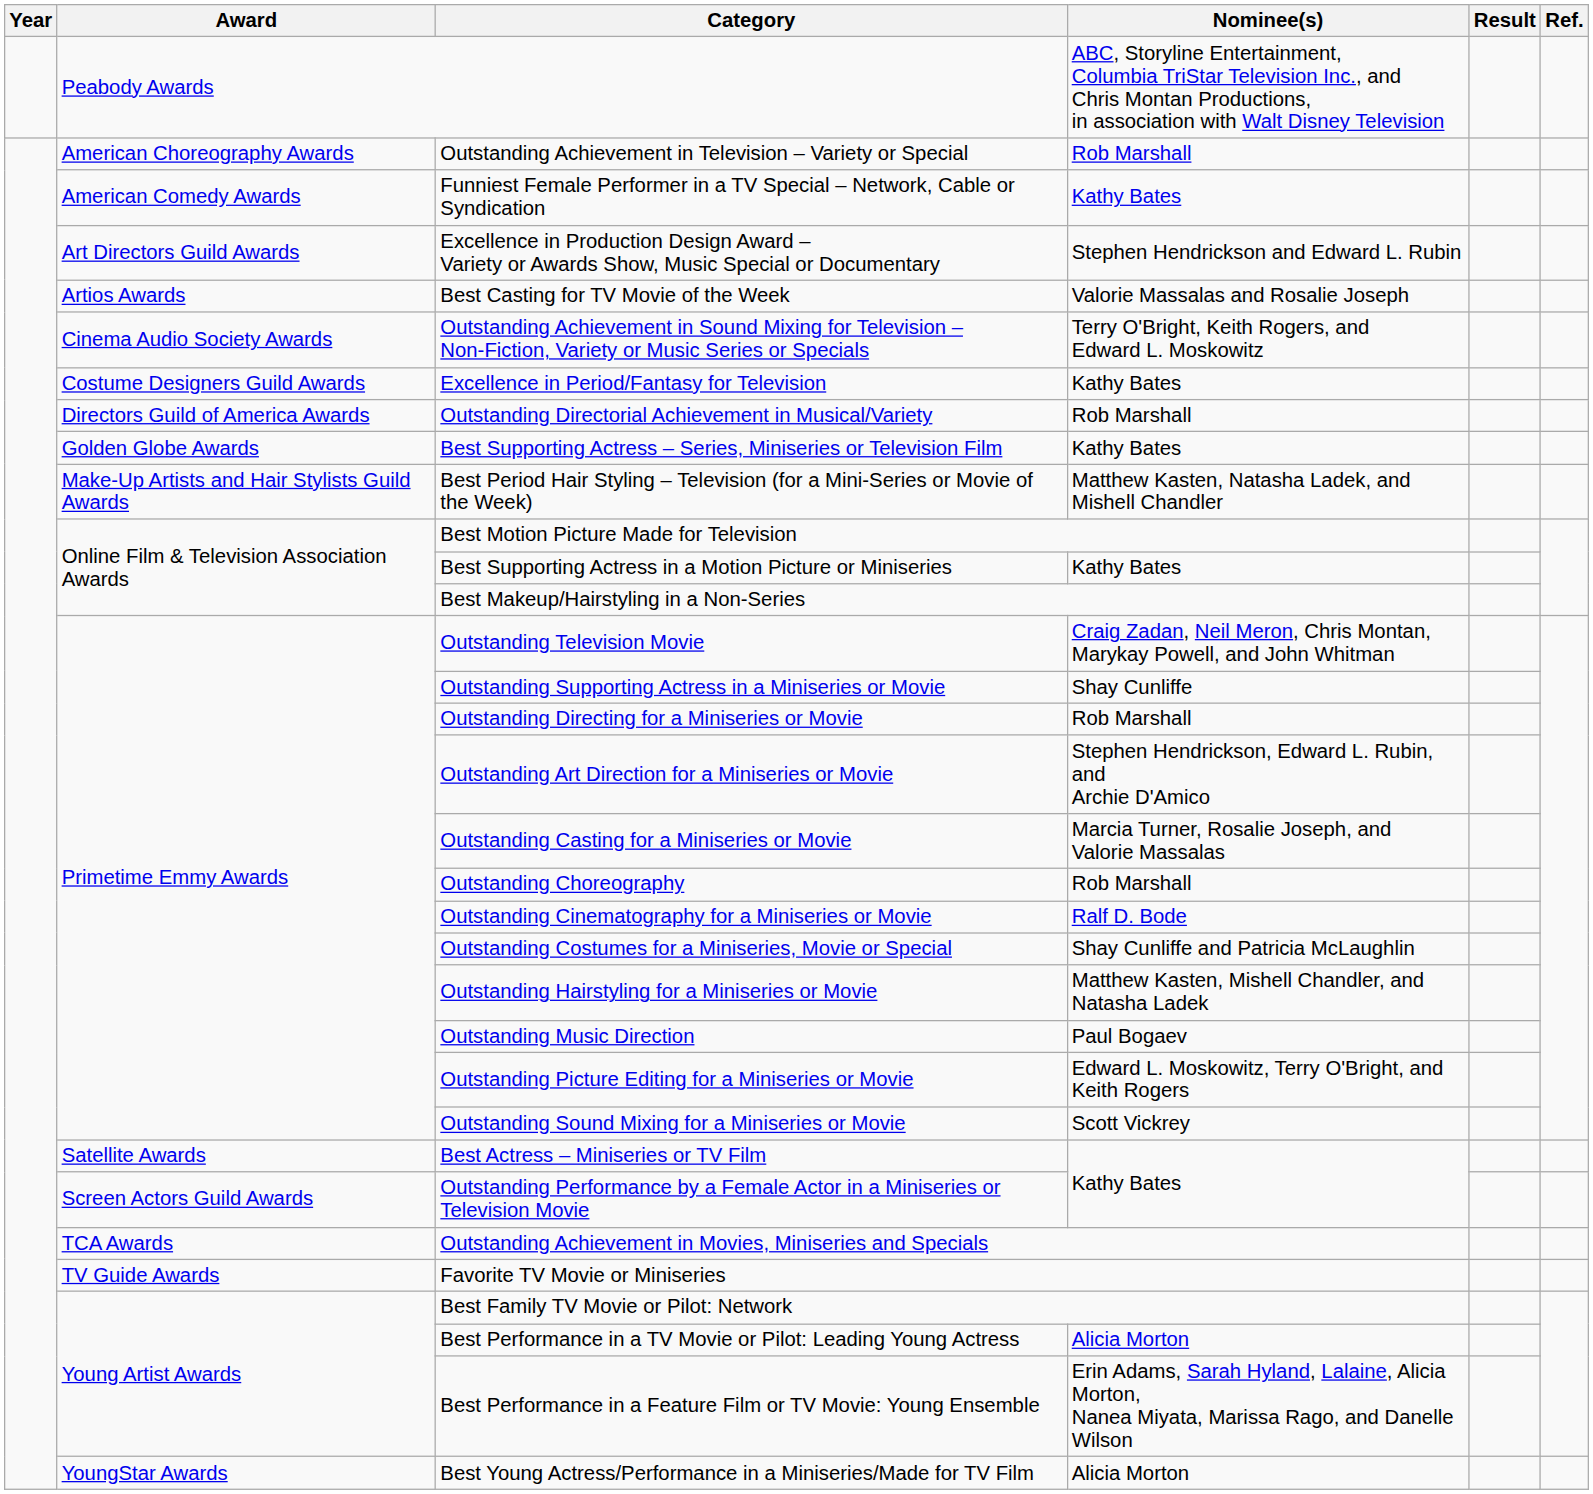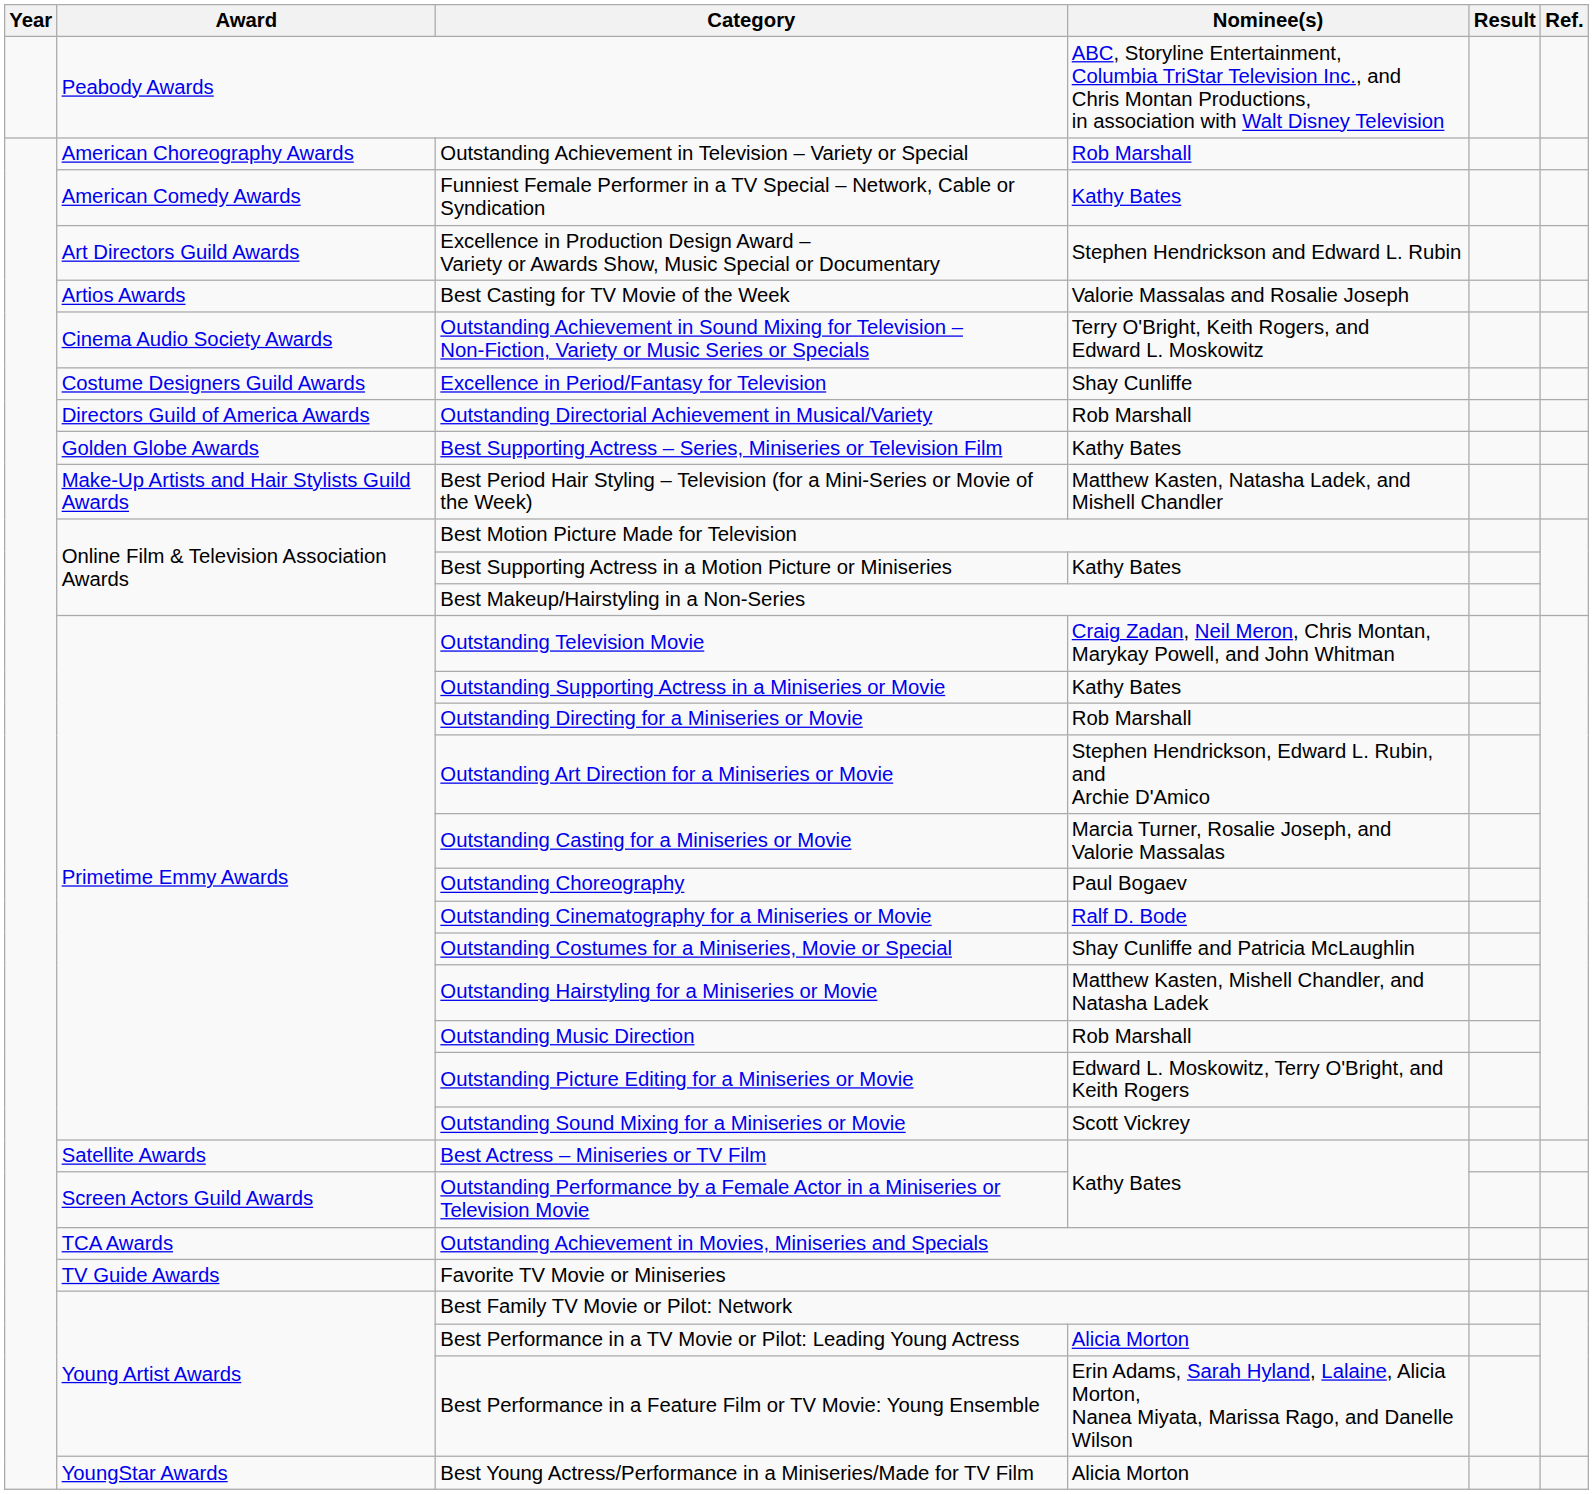(1127, 383) Kathy Bates -> (1132, 383) Shay Cunliffe
(1132, 686) Shay Cunliffe -> (1127, 686) Kathy Bates
(1132, 884) Rob Marshall -> (1129, 884) Paul Bogaev
(1129, 1036) Paul Bogaev -> (1132, 1036) Rob Marshall
